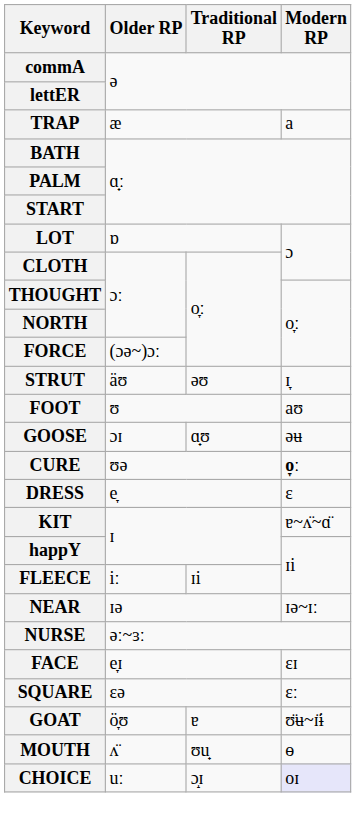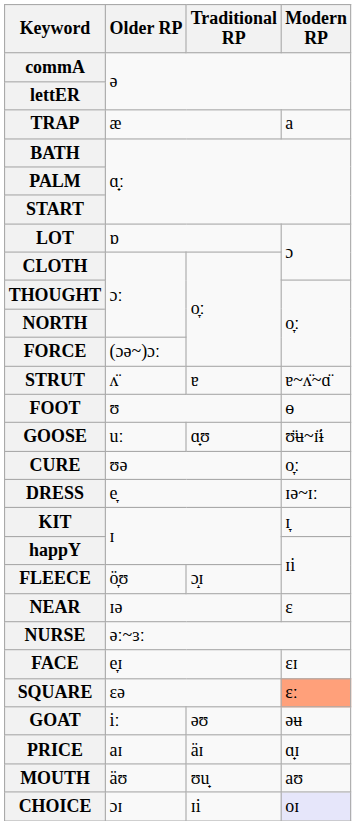(118, 379) äʊ -> (114, 379) ʌ̈
(200, 379) əʊ -> (195, 379) ɐ
(288, 379) ɪ̞ -> (308, 379) ɐ~ʌ̈~ɑ̈
(294, 408) aʊ -> (290, 408) ɵ
(116, 436) ɔɪ -> (117, 436) uː
(294, 436) əʉ -> (304, 436) ʊ̈ʉ~ɪ̈ɨ
(292, 465) bold -> (292, 465) normal
(289, 493) ɛ -> (302, 493) ɪə~ɪː
(308, 522) ɐ~ʌ̈~ɑ̈ -> (288, 522) ɪ̞
(115, 578) iː -> (119, 578) ö̞ʊ
(196, 578) ɪi -> (197, 578) ɔ̝ɪ
(302, 607) ɪə~ɪː -> (289, 607) ɛ
(291, 692) no background -> (291, 692) lightsalmon background
(119, 720) ö̞ʊ -> (115, 720) iː
(195, 720) ɐ -> (200, 720) əʊ
(304, 720) ʊ̈ʉ~ɪ̈ɨ -> (294, 720) əʉ
+ row: (55, 749)
(114, 749) ʌ̈ -> (118, 777) äʊ
(290, 749) ɵ -> (294, 777) aʊ
(117, 777) uː -> (116, 806) ɔɪ
(197, 777) ɔ̝ɪ -> (196, 806) ɪi
